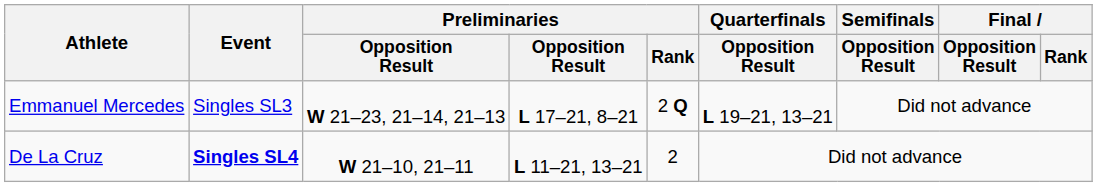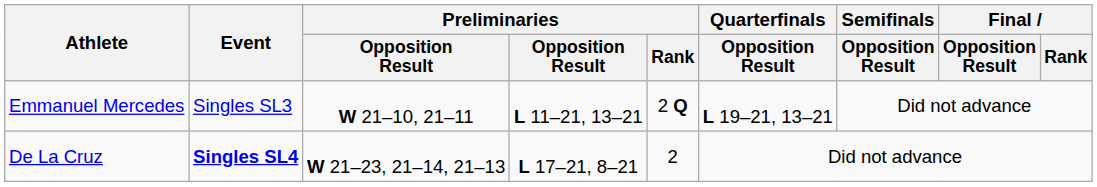(406, 117) W 21–23, 21–14, 21–13 -> (406, 117) W 21–10, 21–11
(578, 117) L 17–21, 8–21 -> (578, 117) L 11–21, 13–21
(406, 167) W 21–10, 21–11 -> (406, 167) W 21–23, 21–14, 21–13
(578, 167) L 11–21, 13–21 -> (578, 167) L 17–21, 8–21
